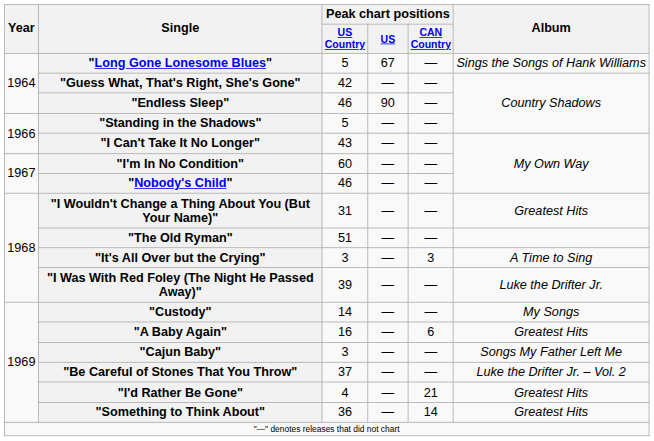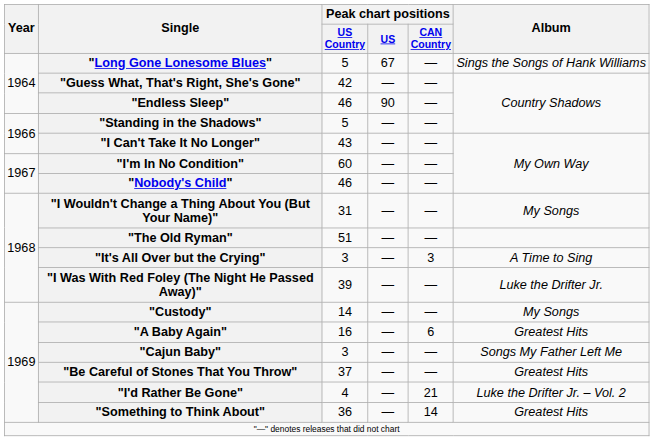(551, 210) Greatest Hits -> (551, 210) My Songs
(551, 372) Luke the Drifter Jr. – Vol. 2 -> (551, 372) Greatest Hits
(551, 392) Greatest Hits -> (551, 392) Luke the Drifter Jr. – Vol. 2
